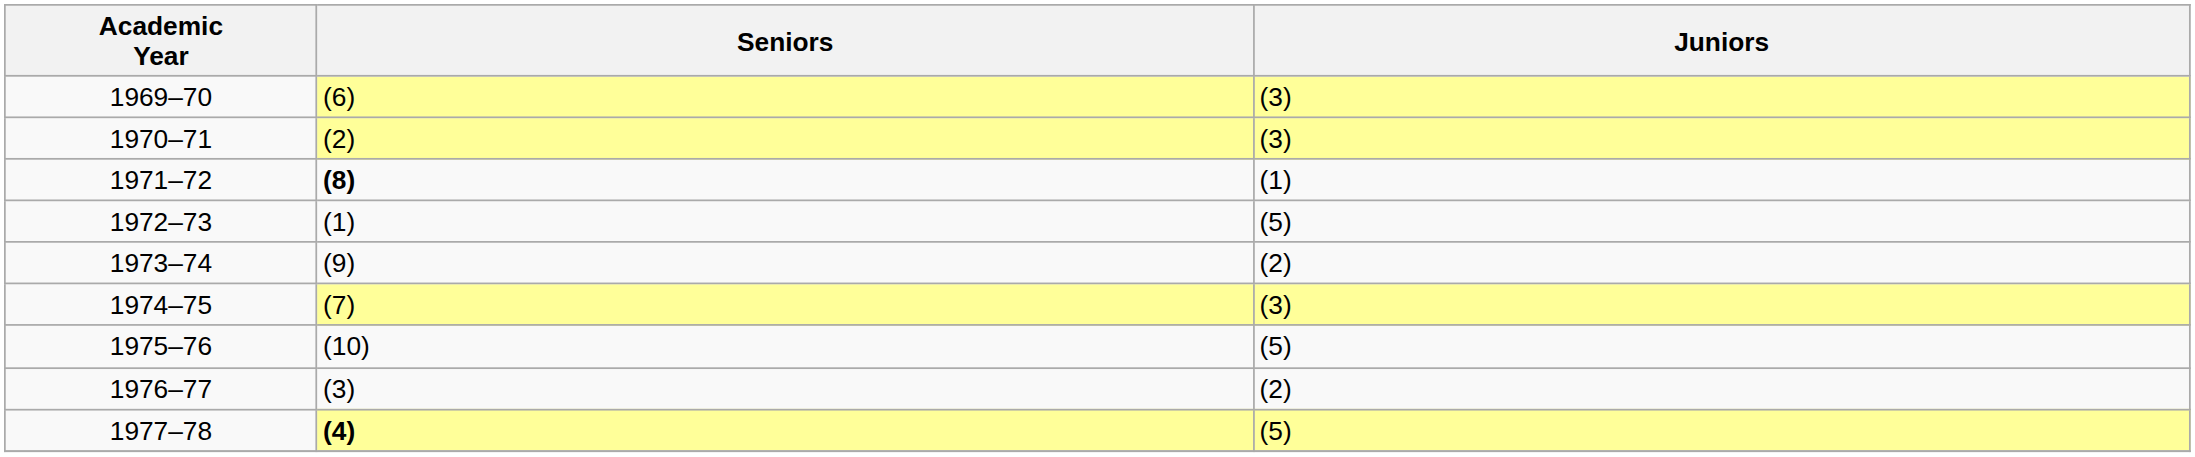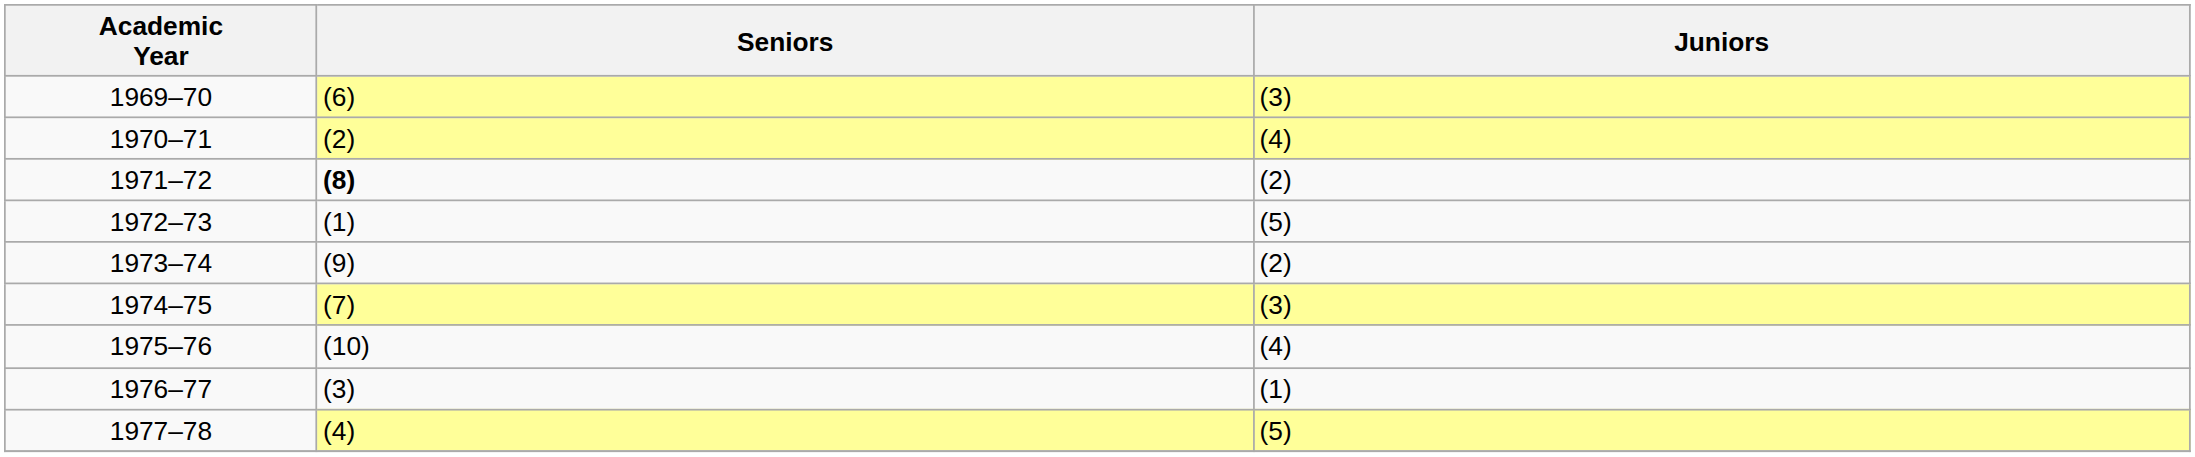(1276, 139) (3) -> (1276, 139) (4)
(1276, 180) (1) -> (1276, 180) (2)
(1276, 347) (5) -> (1276, 347) (4)
(1276, 388) (2) -> (1276, 388) (1)
(339, 430) bold -> (339, 430) normal
